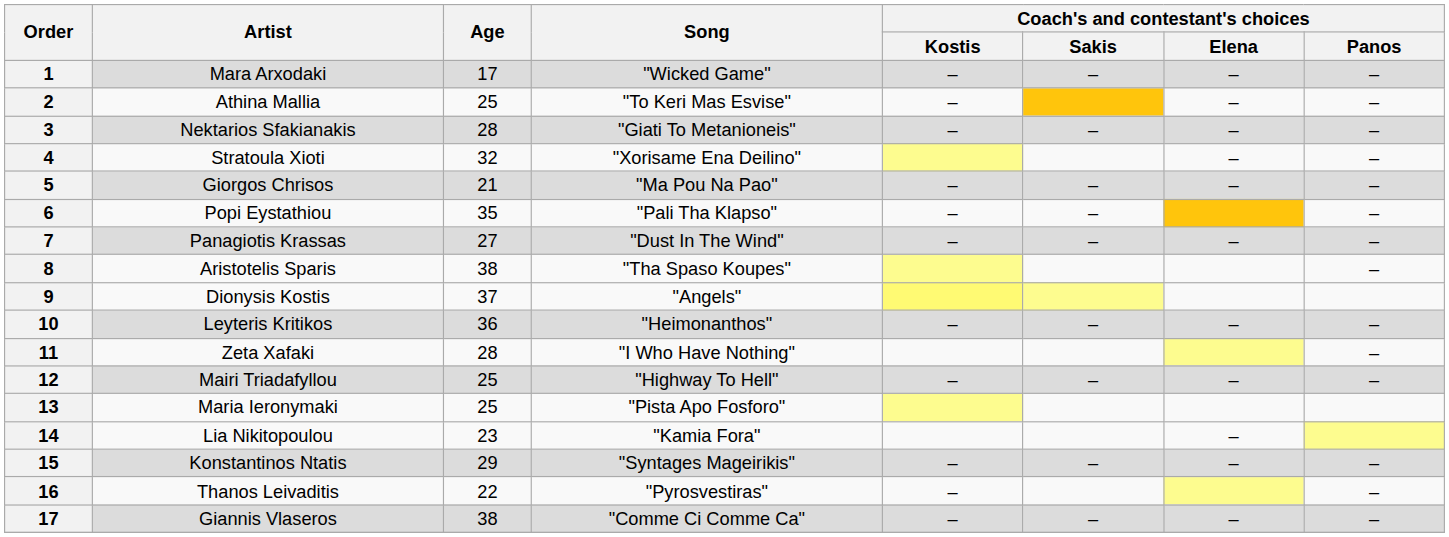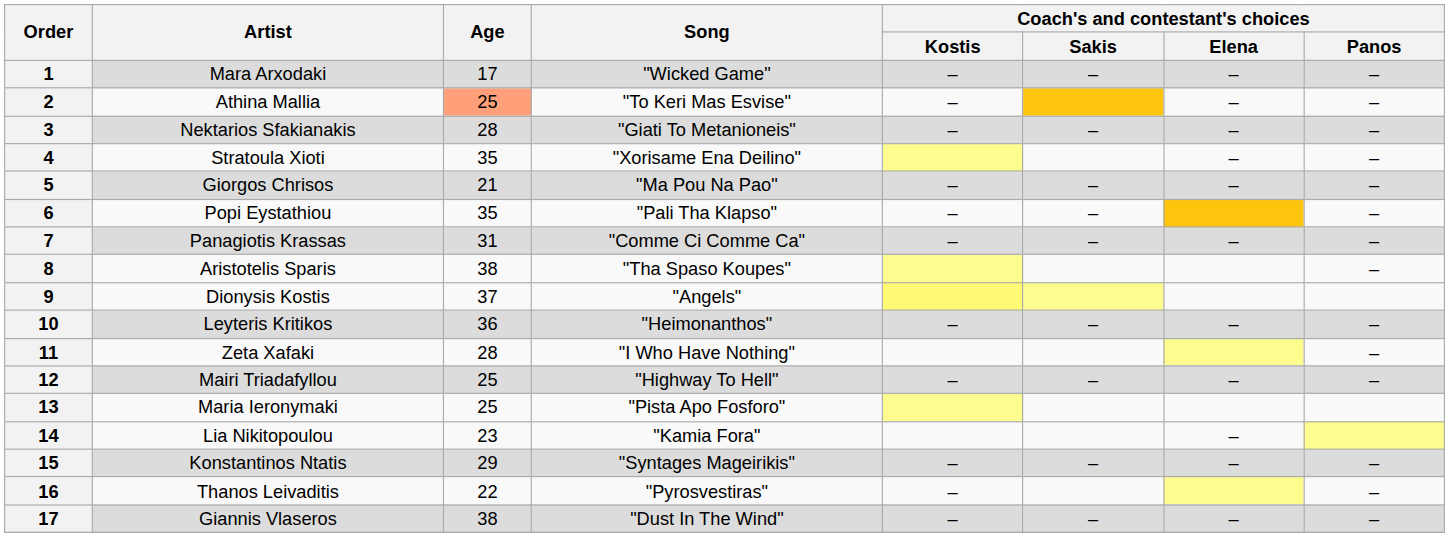(487, 102) no background -> (487, 102) lightsalmon background
(487, 157) 32 -> (487, 157) 35
(487, 241) 27 -> (487, 241) 31
(707, 241) "Dust In The Wind" -> (707, 241) "Comme Ci Comme Ca"
(707, 519) "Comme Ci Comme Ca" -> (707, 519) "Dust In The Wind"
